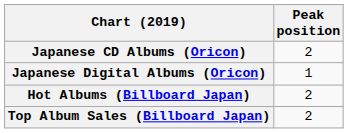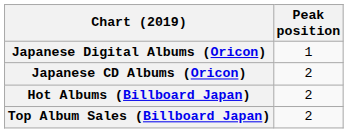rows swapped: (139, 52) <-> (139, 74)
